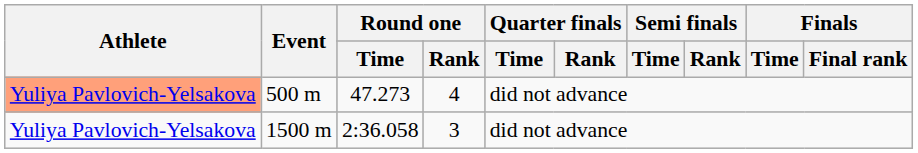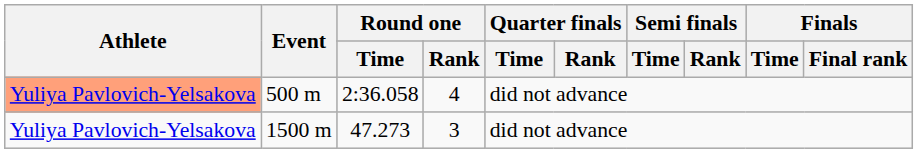(380, 94) 47.273 -> (380, 94) 2:36.058
(380, 130) 2:36.058 -> (380, 130) 47.273
